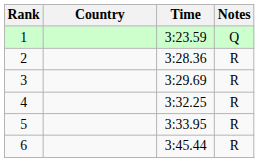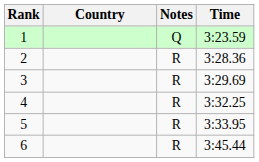columns swapped: (186, 15) <-> (234, 15)
